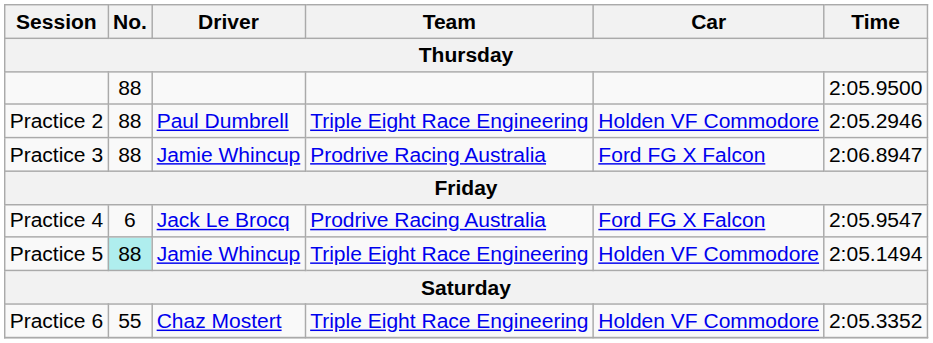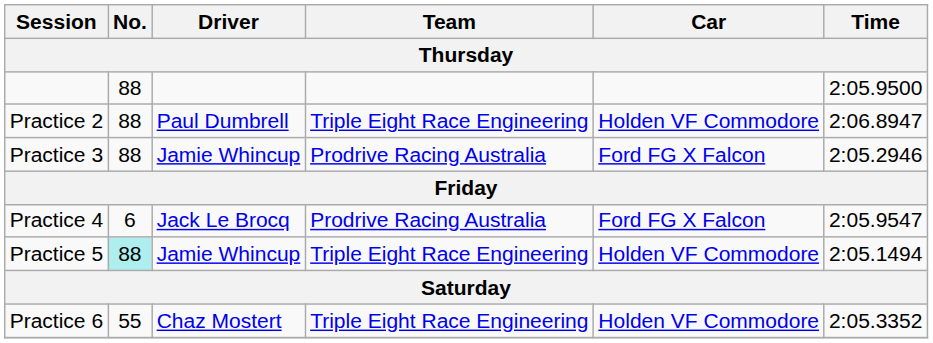(876, 121) 2:05.2946 -> (876, 121) 2:06.8947
(876, 155) 2:06.8947 -> (876, 155) 2:05.2946
